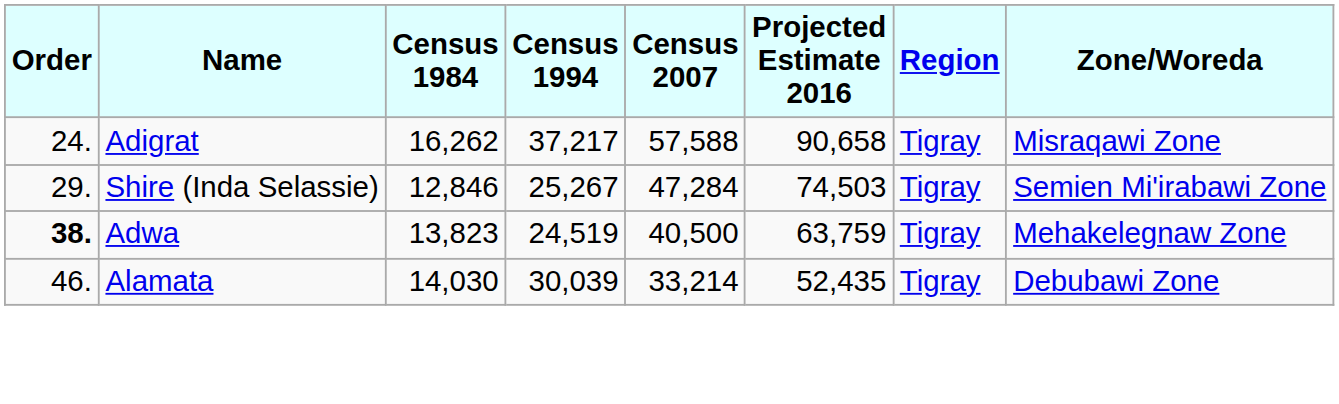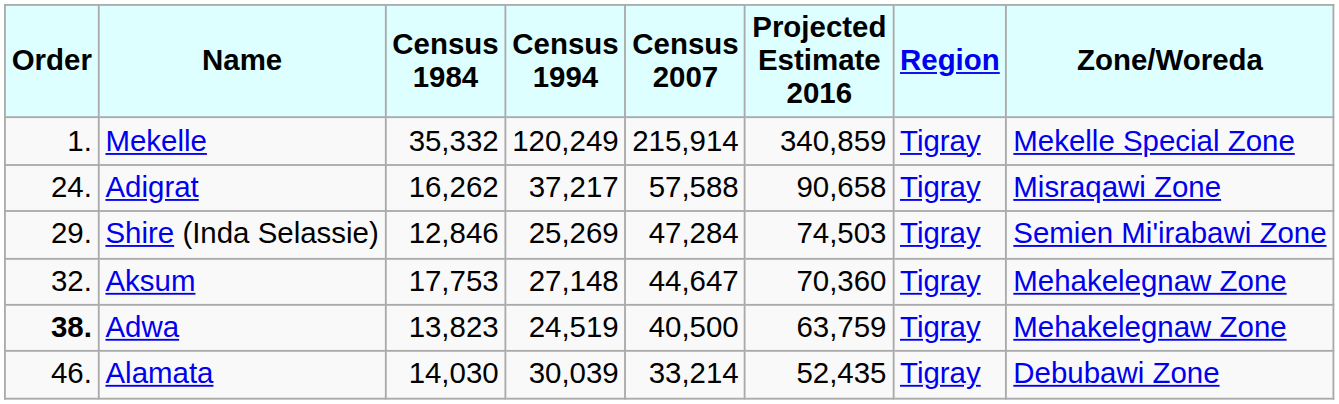+ row: (156, 140)
(574, 187) 25,267 -> (574, 234) 25,269
+ row: (150, 280)
